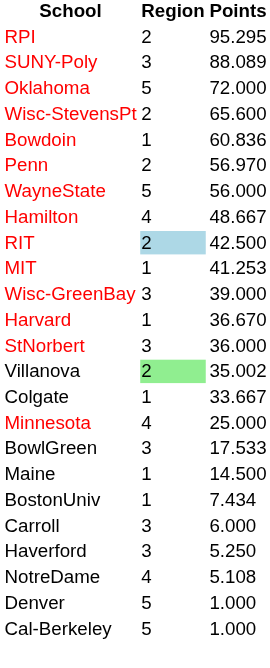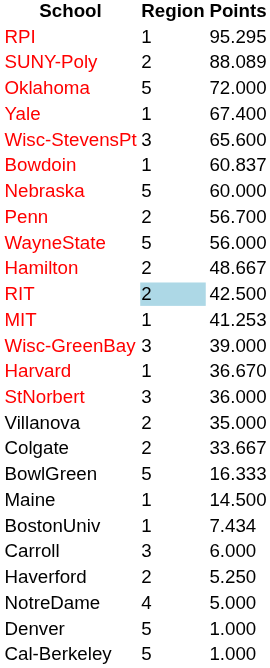(147, 36) 2 -> (147, 36) 1
(147, 62) 3 -> (147, 62) 2
+ row: (23, 113)
(147, 113) 2 -> (147, 139) 3
(238, 139) 60.836 -> (238, 165) 60.837
+ row: (45, 191)
(238, 165) 56.970 -> (238, 216) 56.700
(147, 216) 4 -> (147, 268) 2
(147, 371) lightgreen background -> (147, 422) no background
(238, 371) 35.002 -> (238, 422) 35.000
(147, 397) 1 -> (147, 448) 2
- row: (48, 422)
(147, 448) 3 -> (147, 474) 5
(238, 448) 17.533 -> (238, 474) 16.333
(147, 551) 3 -> (147, 577) 2
(233, 577) 5.108 -> (233, 602) 5.000
